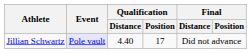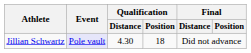(125, 41) 4.40 -> (125, 41) 4.30
(160, 41) 17 -> (160, 41) 18
